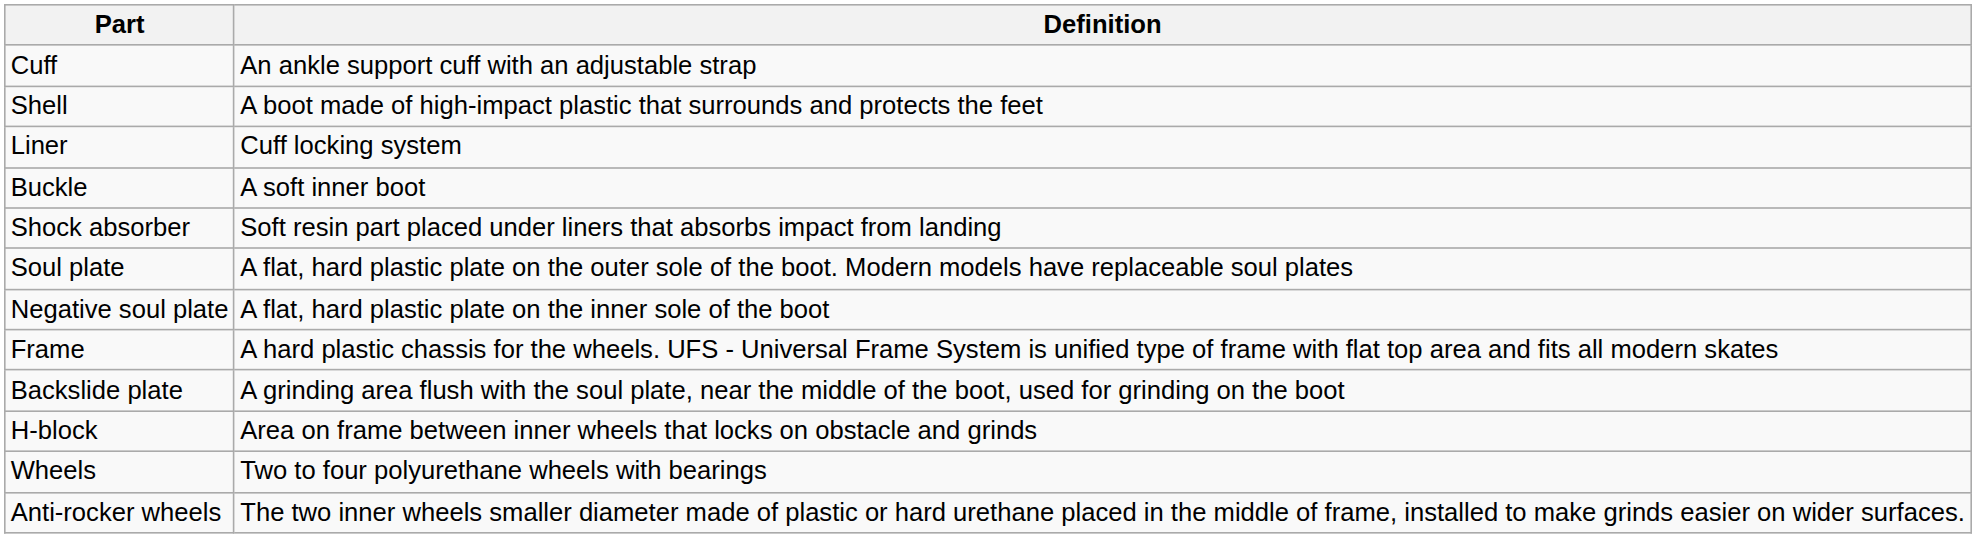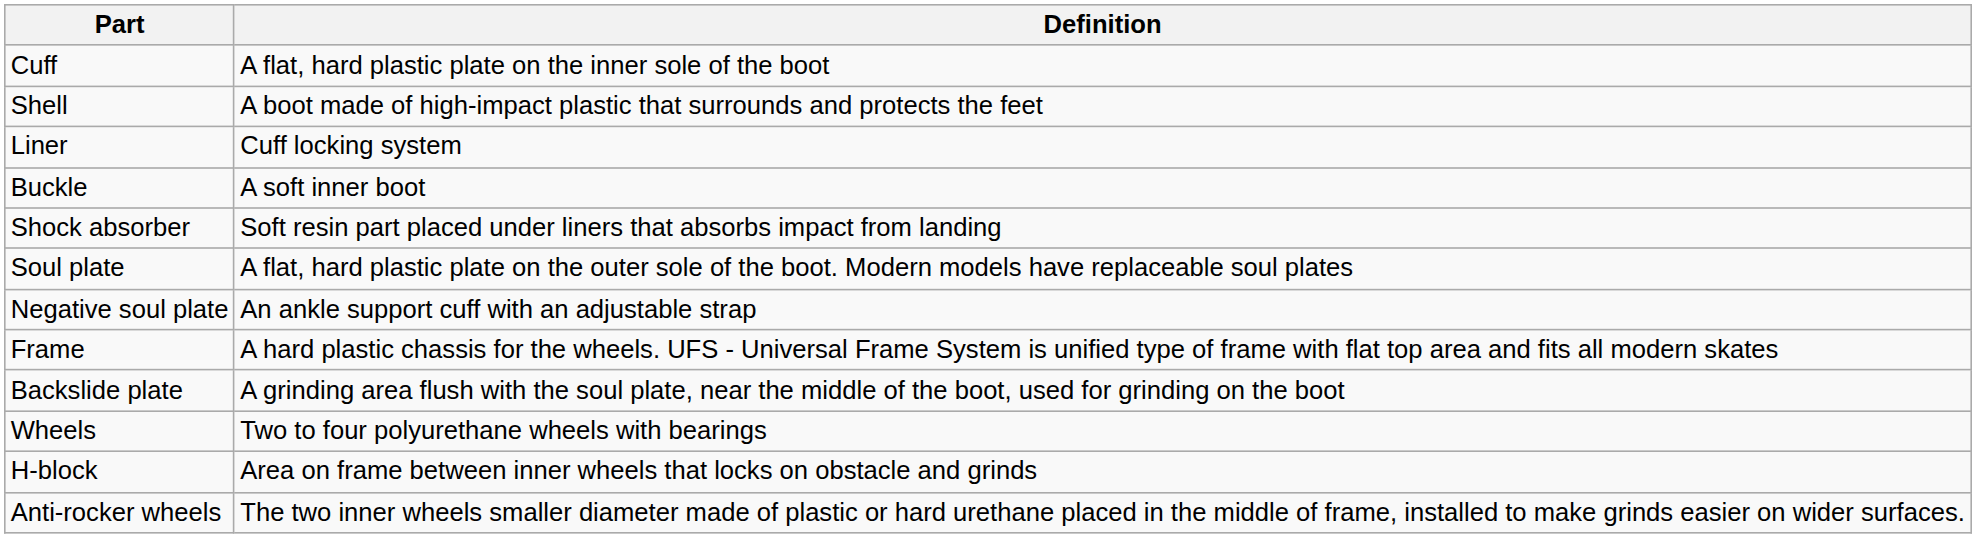(498, 65) An ankle support cuff with an adjustable strap -> (535, 65) A flat, hard plastic plate on the inner sole of the boot
(535, 308) A flat, hard plastic plate on the inner sole of the boot -> (498, 308) An ankle support cuff with an adjustable strap
rows swapped: (54, 430) <-> (53, 471)
